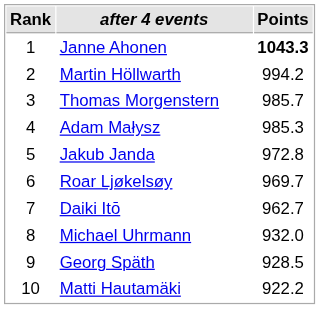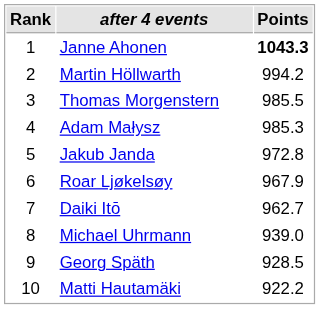(283, 101) 985.7 -> (283, 101) 985.5
(283, 182) 969.7 -> (283, 182) 967.9
(283, 235) 932.0 -> (283, 235) 939.0
